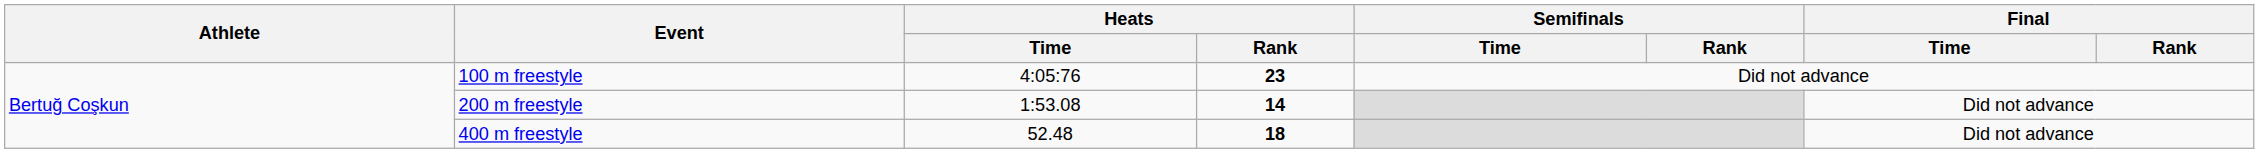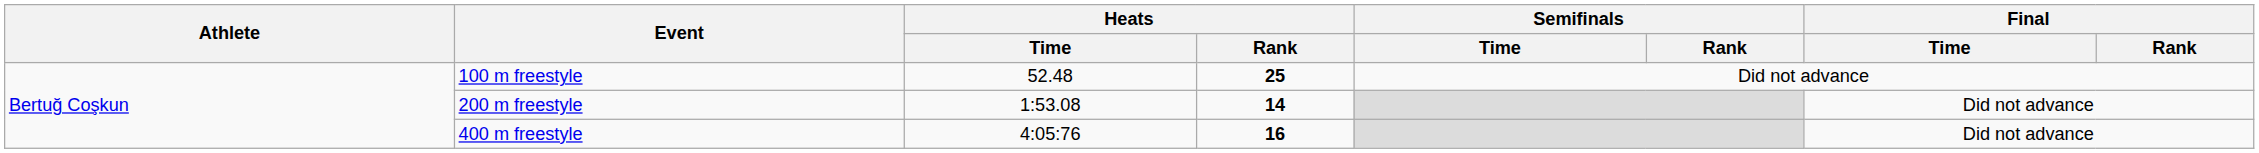(1050, 77) 4:05:76 -> (1050, 77) 52.48
(1275, 77) 23 -> (1275, 77) 25
(1050, 134) 52.48 -> (1050, 134) 4:05:76
(1275, 134) 18 -> (1275, 134) 16
